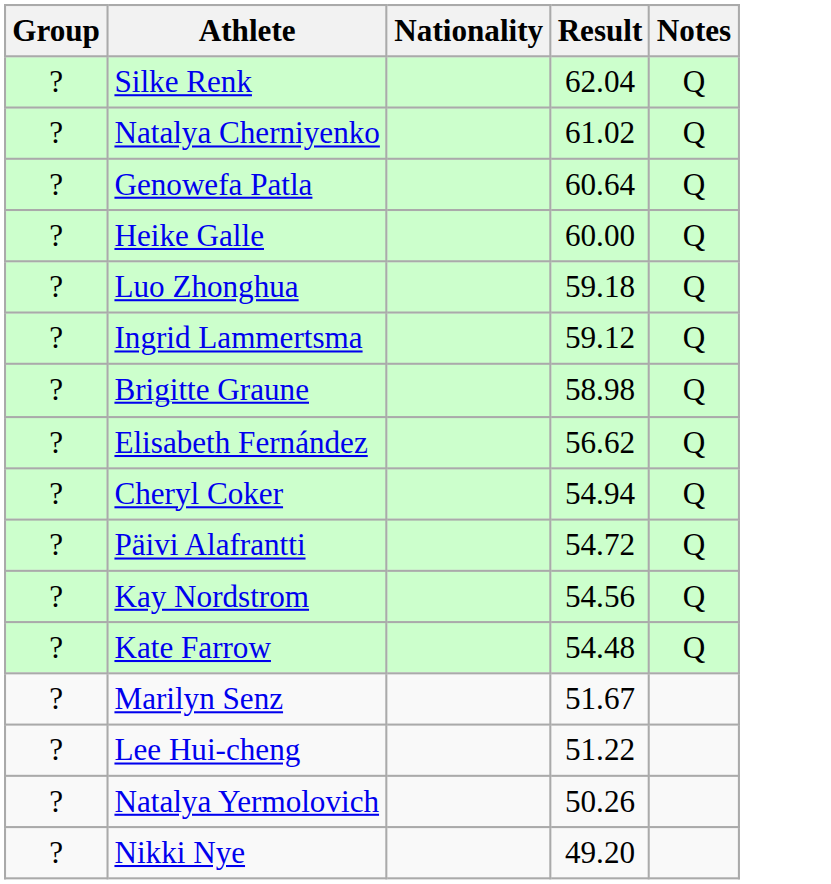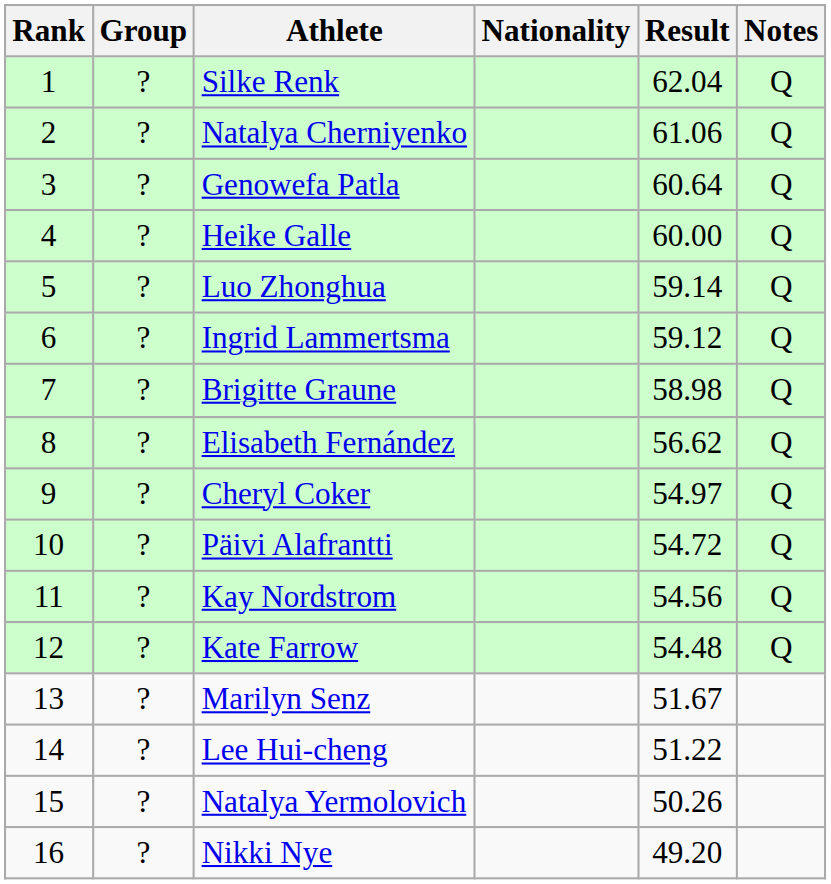+ column: (49, 30)
(600, 133) 61.02 -> (687, 133) 61.06
(600, 287) 59.18 -> (687, 287) 59.14
(600, 492) 54.94 -> (687, 492) 54.97
